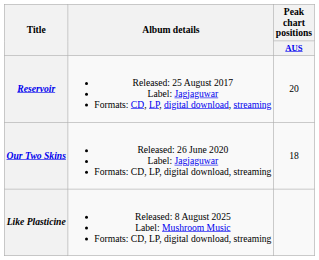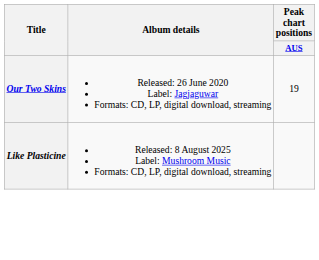- row: (36, 88)
(294, 155) 18 -> (294, 88) 19
